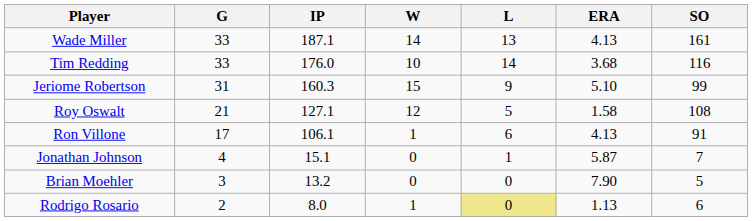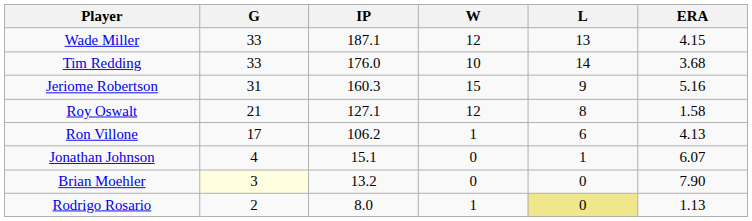- column: (700, 16)
(413, 39) 14 -> (473, 39) 12
(604, 39) 4.13 -> (692, 39) 4.15
(604, 87) 5.10 -> (692, 87) 5.16
(508, 110) 5 -> (583, 110) 8
(317, 134) 106.1 -> (364, 134) 106.2
(604, 157) 5.87 -> (692, 157) 6.07
(222, 181) no background -> (254, 181) lightyellow background
